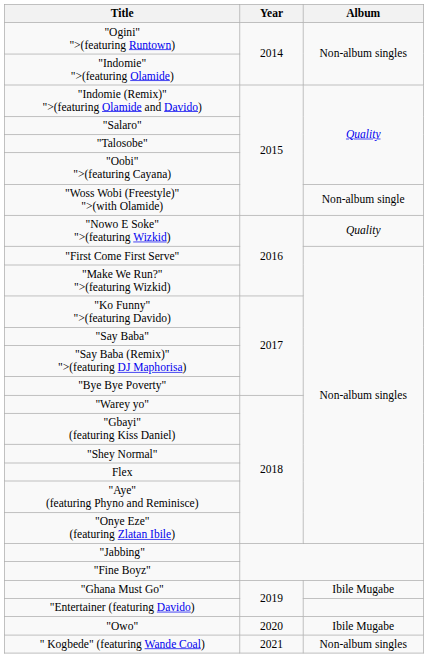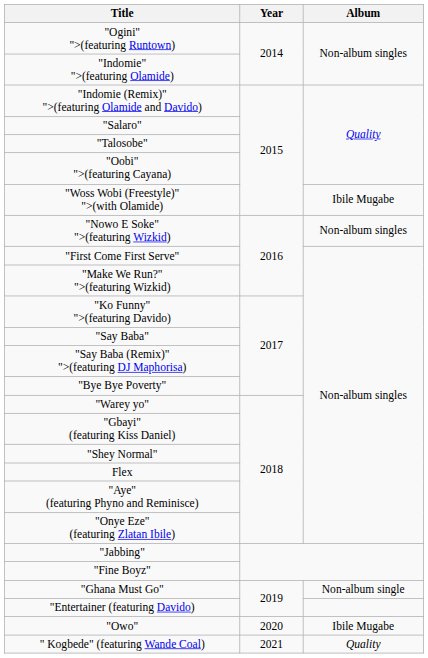(363, 199) Non-album single -> (363, 199) Ibile Mugabe
(363, 231) Quality -> (363, 231) Non-album singles
(363, 589) Ibile Mugabe -> (363, 589) Non-album single
(363, 644) Non-album singles -> (363, 644) Quality
